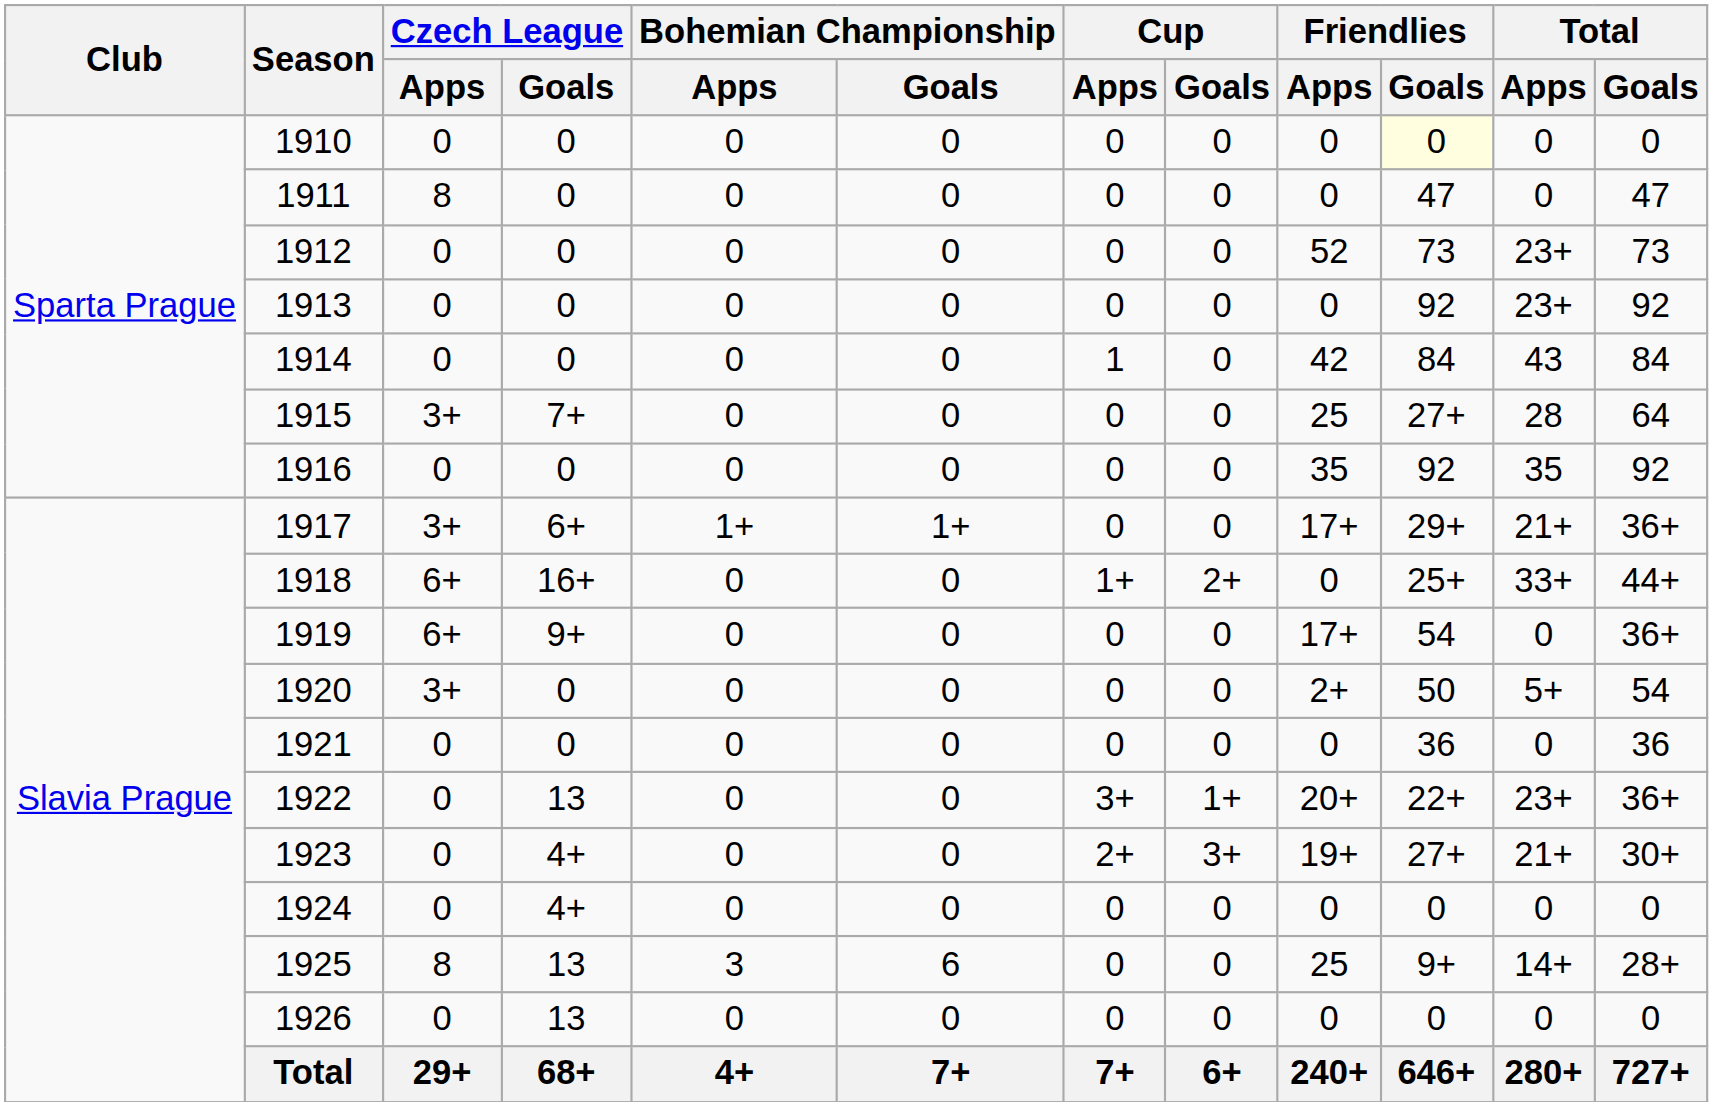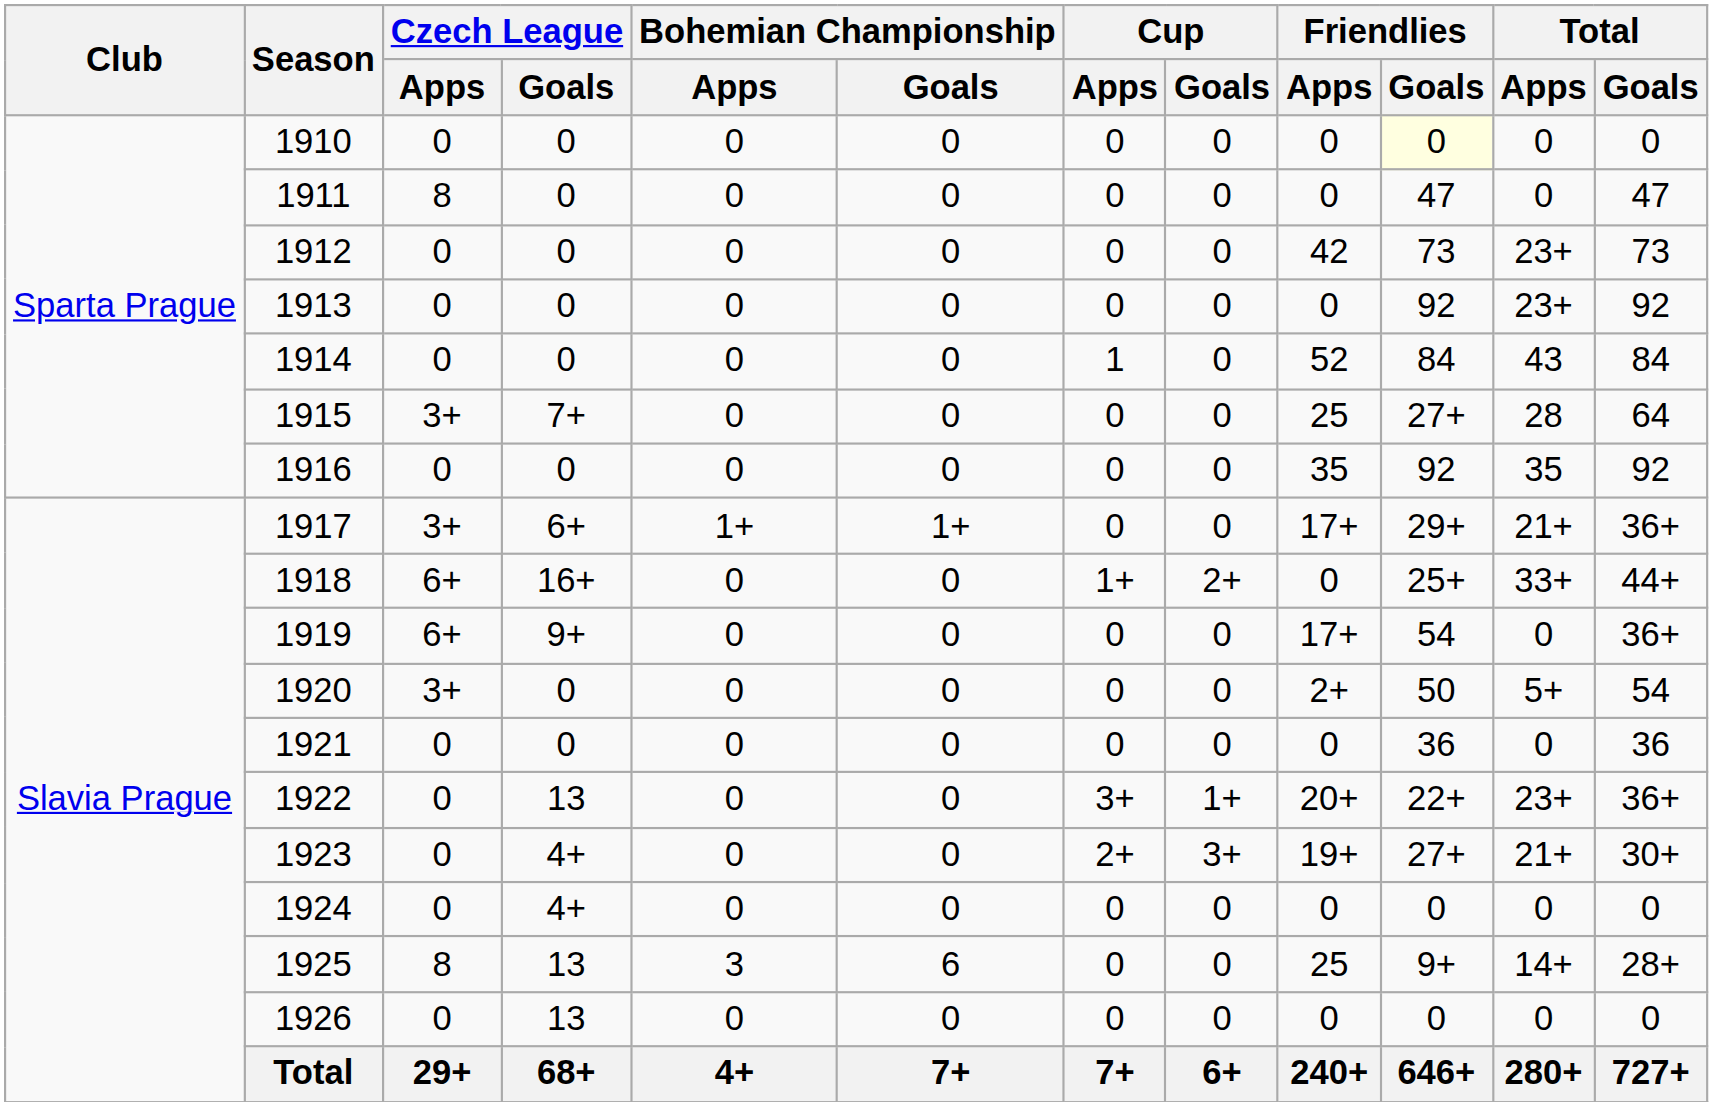(1329, 251) 52 -> (1329, 251) 42
(1329, 360) 42 -> (1329, 360) 52
